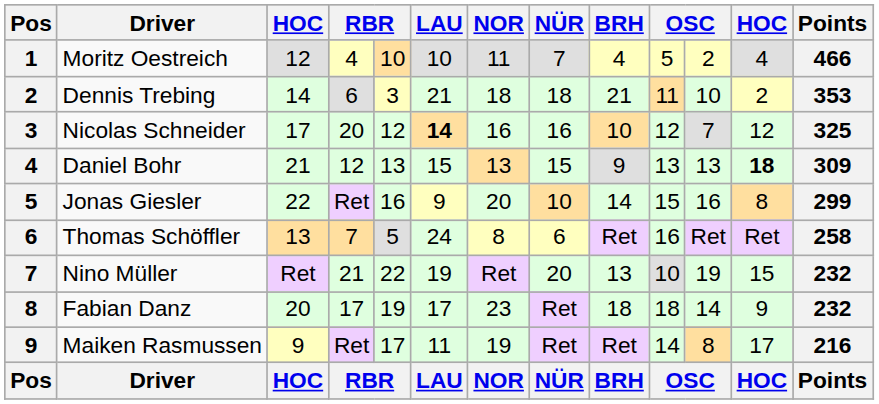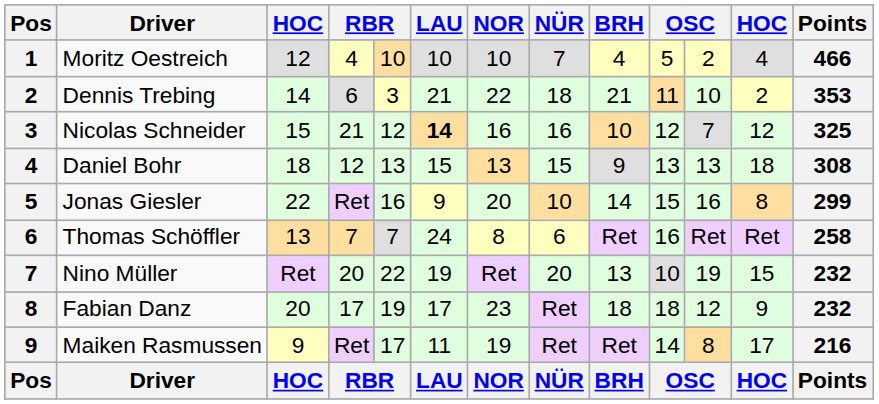(499, 58) 11 -> (499, 58) 10
(499, 94) 18 -> (499, 94) 22
(298, 130) 17 -> (298, 130) 15
(352, 130) 20 -> (352, 130) 21
(298, 166) 21 -> (298, 166) 18
(762, 166) bold -> (762, 166) normal
(833, 166) 309 -> (833, 166) 308
(393, 237) 5 -> (393, 237) 7
(352, 273) 21 -> (352, 273) 20
(708, 309) 14 -> (708, 309) 12
